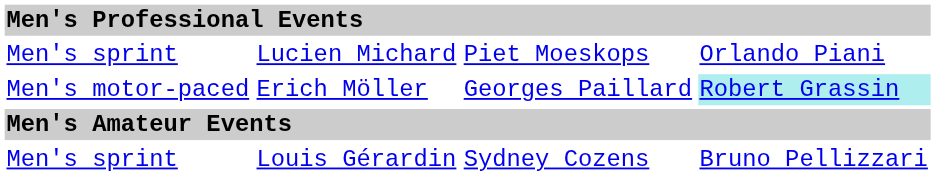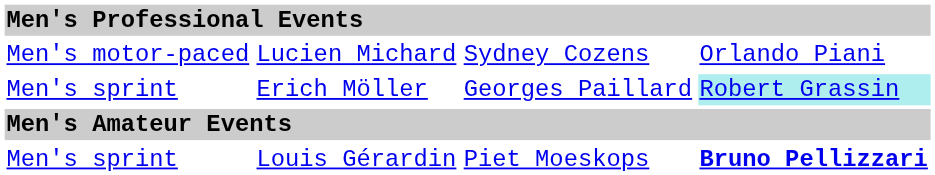(92, 55) Men's sprint -> (128, 55) Men's motor-paced
(557, 55) Piet Moeskops -> (557, 55) Sydney Cozens
(128, 90) Men's motor-paced -> (92, 90) Men's sprint
(557, 159) Sydney Cozens -> (557, 159) Piet Moeskops
(814, 159) normal -> (814, 159) bold
